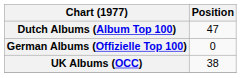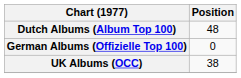(213, 30) 47 -> (213, 30) 48
